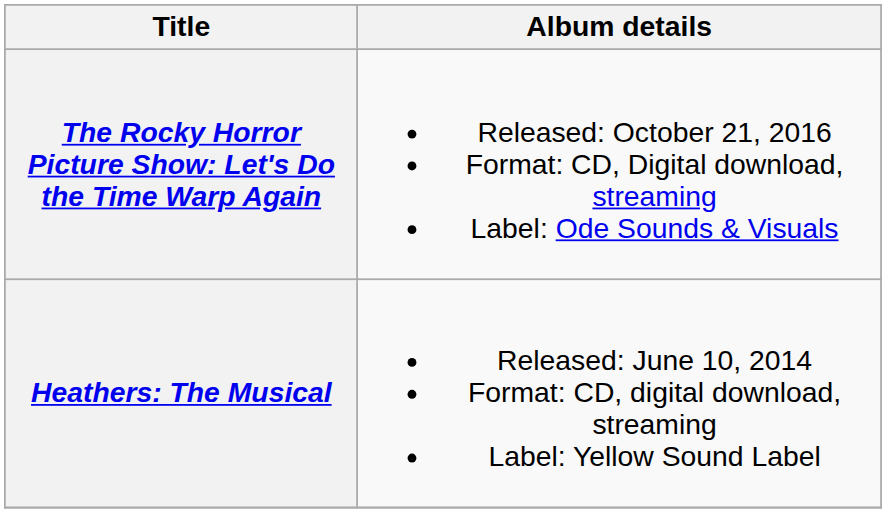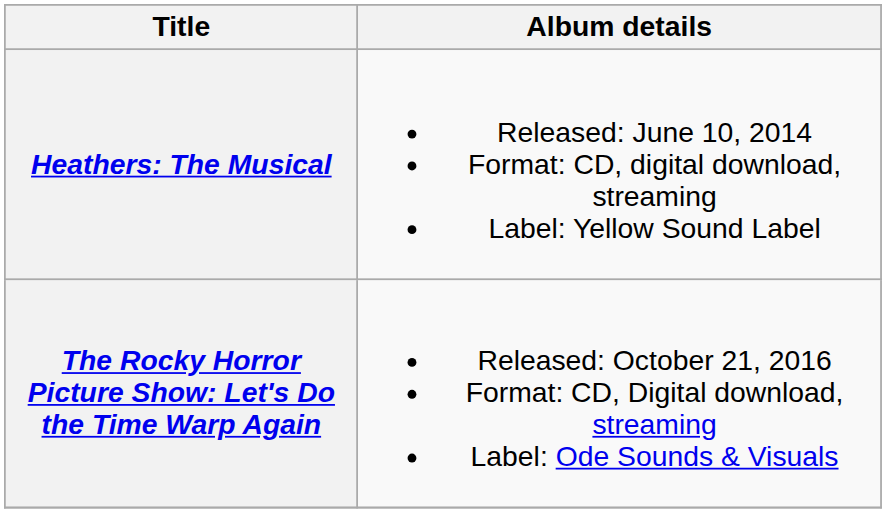rows swapped: (181, 392) <-> (181, 163)
